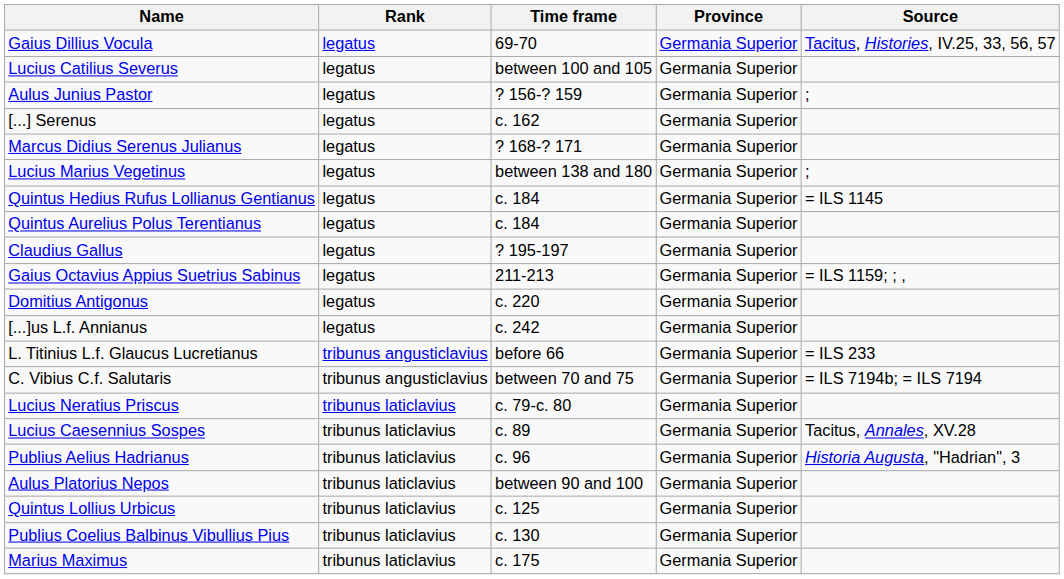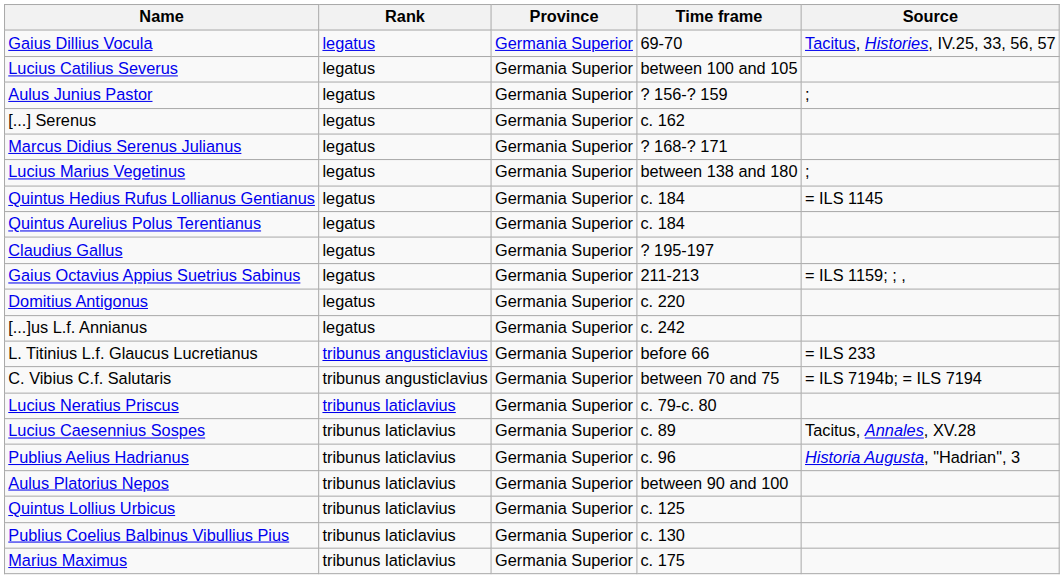columns swapped: (574, 17) <-> (729, 17)
